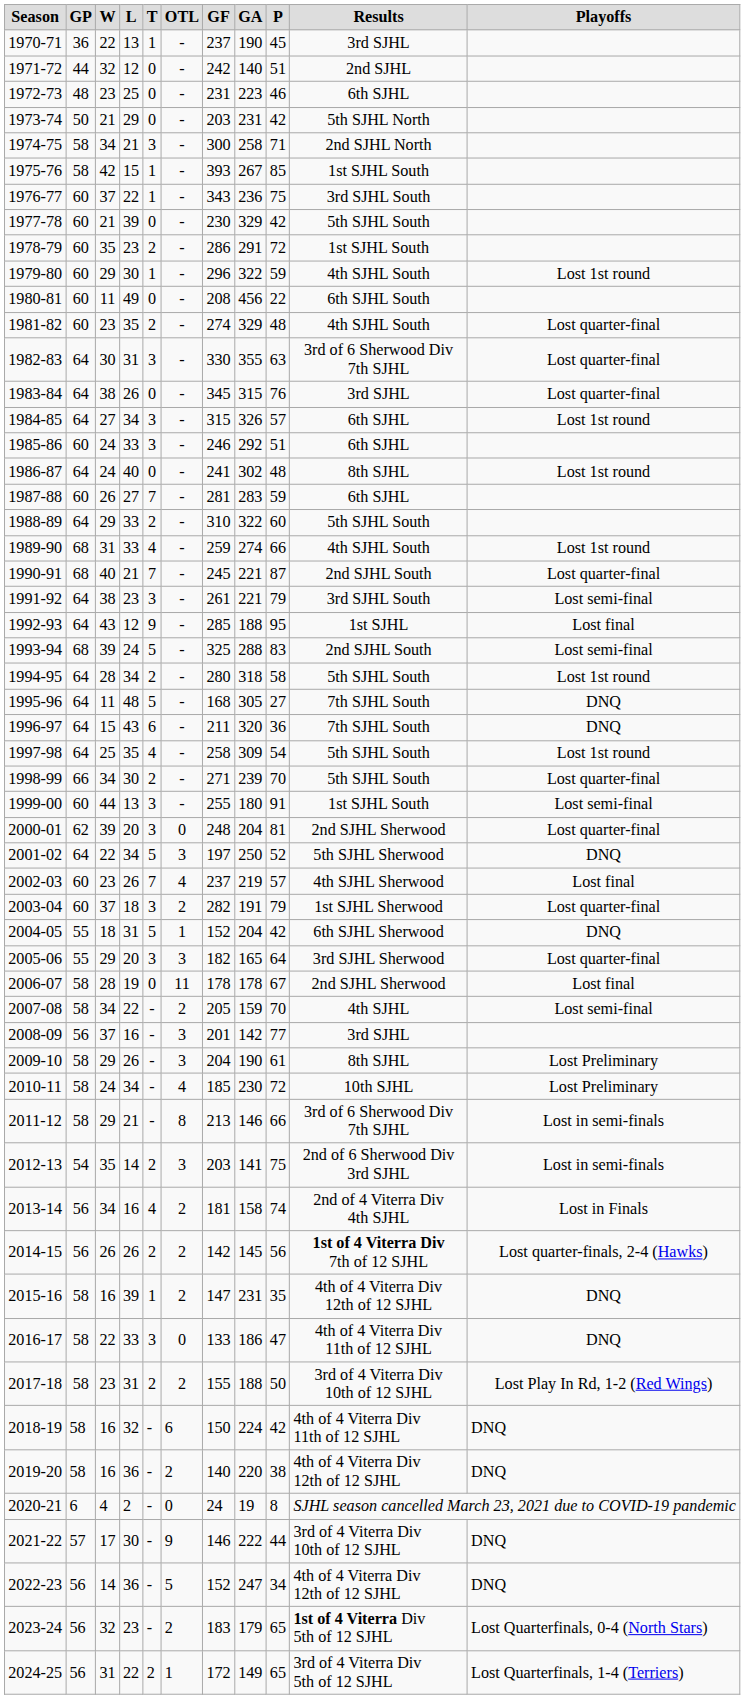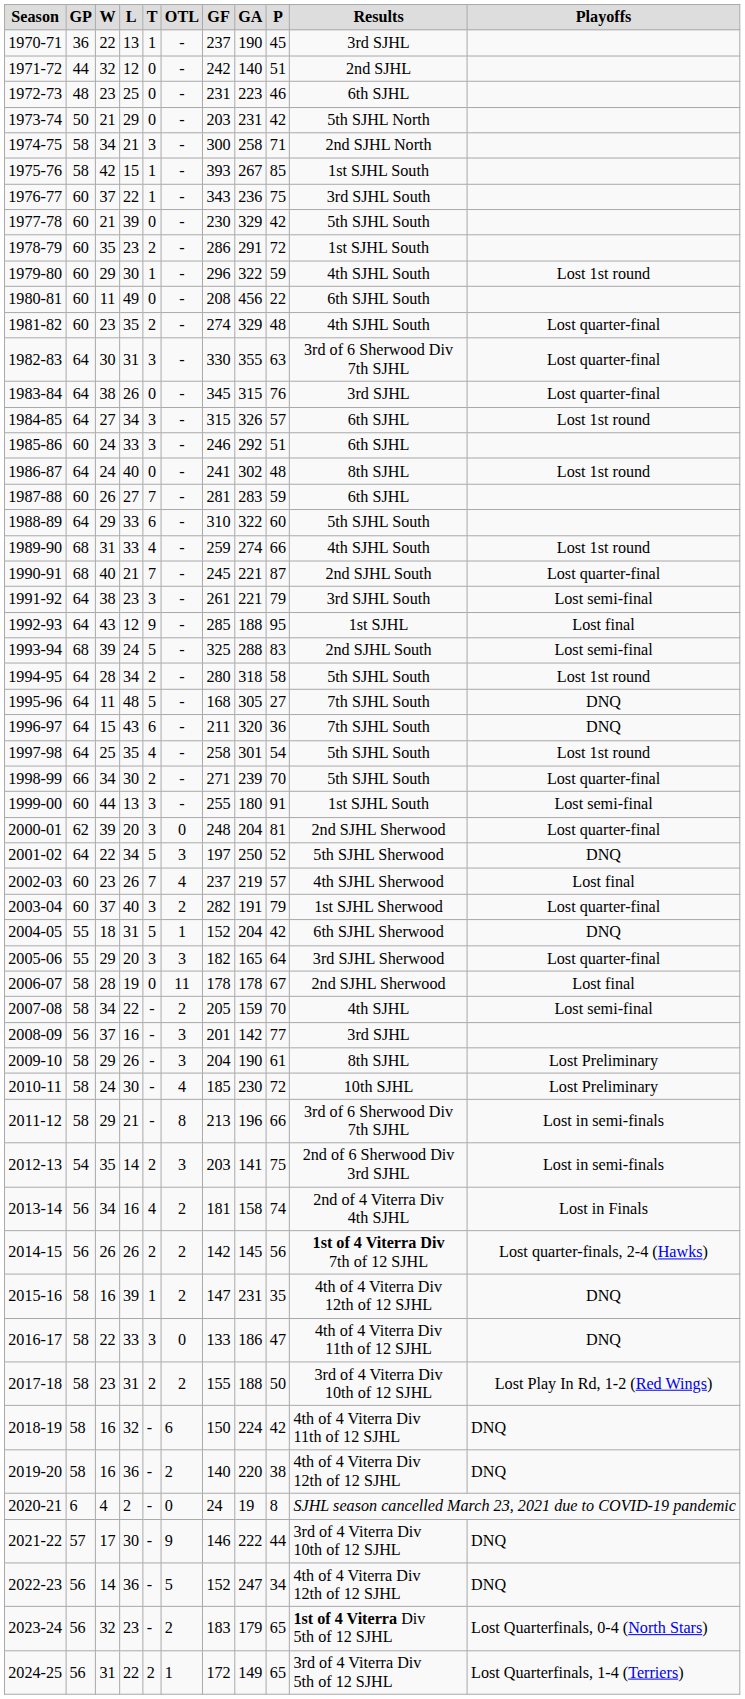(152, 522) 2 -> (152, 522) 6
(250, 753) 309 -> (250, 753) 301
(131, 906) 18 -> (131, 906) 40
(131, 1086) 34 -> (131, 1086) 30
(250, 1120) 146 -> (250, 1120) 196
